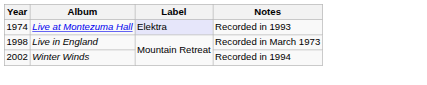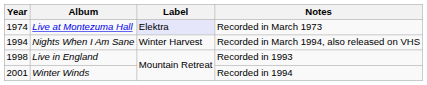(253, 27) Recorded in 1993 -> (269, 27) Recorded in March 1973
+ row: (83, 42)
(268, 42) Recorded in March 1973 -> (255, 57) Recorded in 1993
(17, 57) 2002 -> (17, 73) 2001
